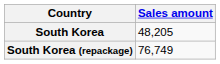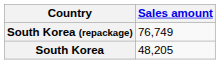rows swapped: (70, 31) <-> (70, 50)
